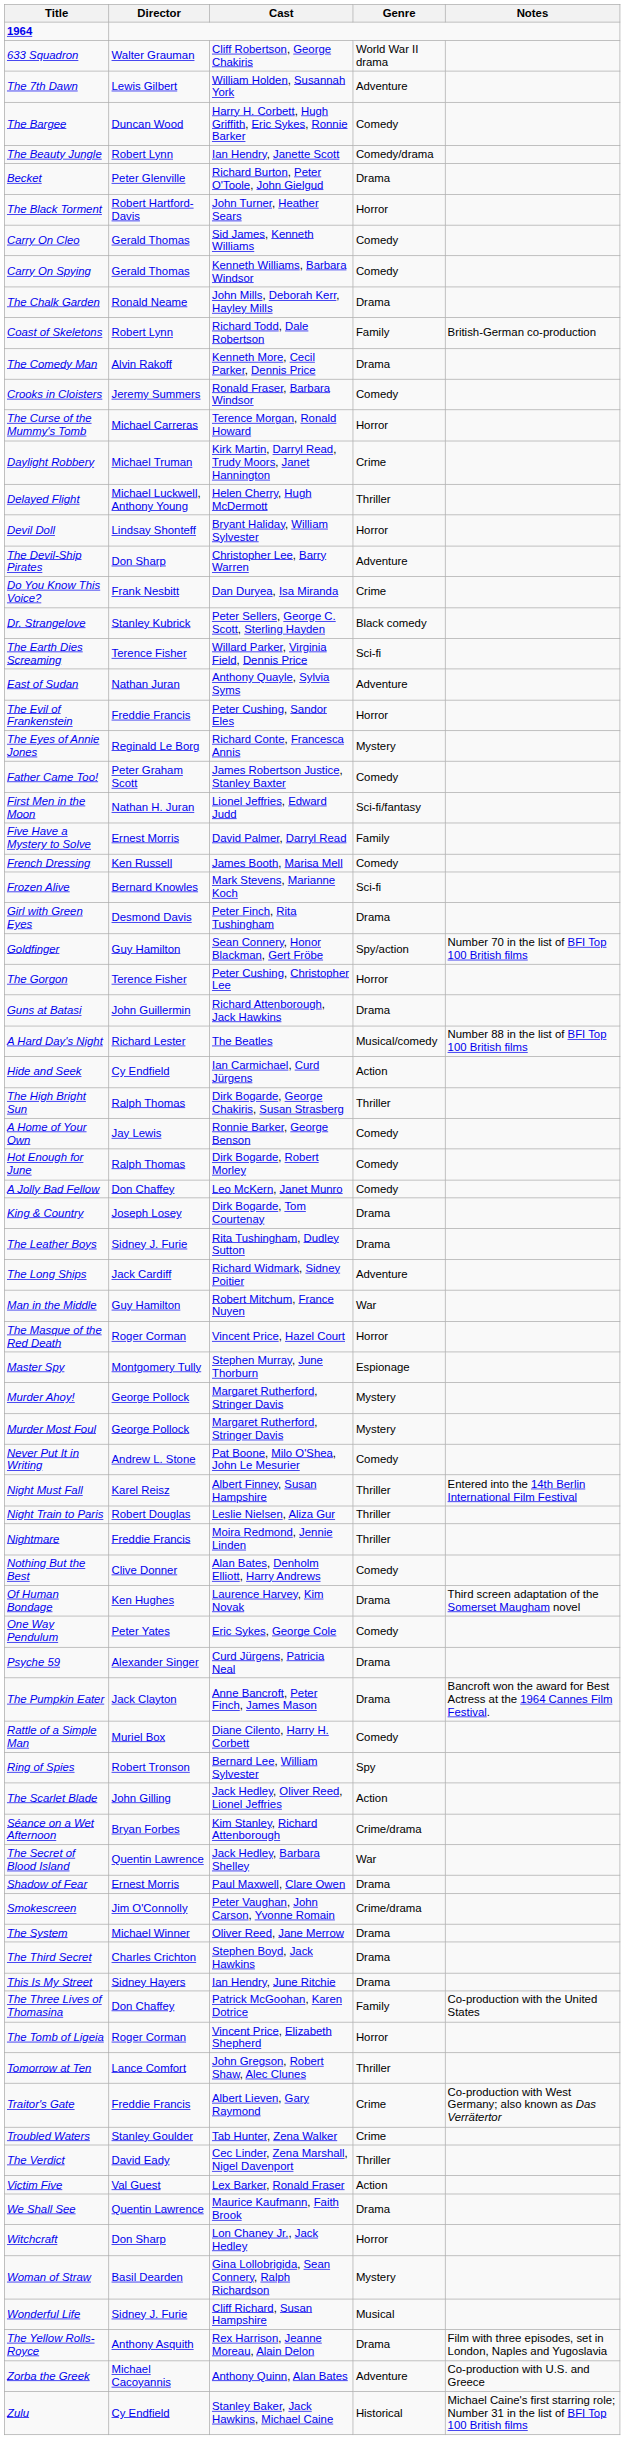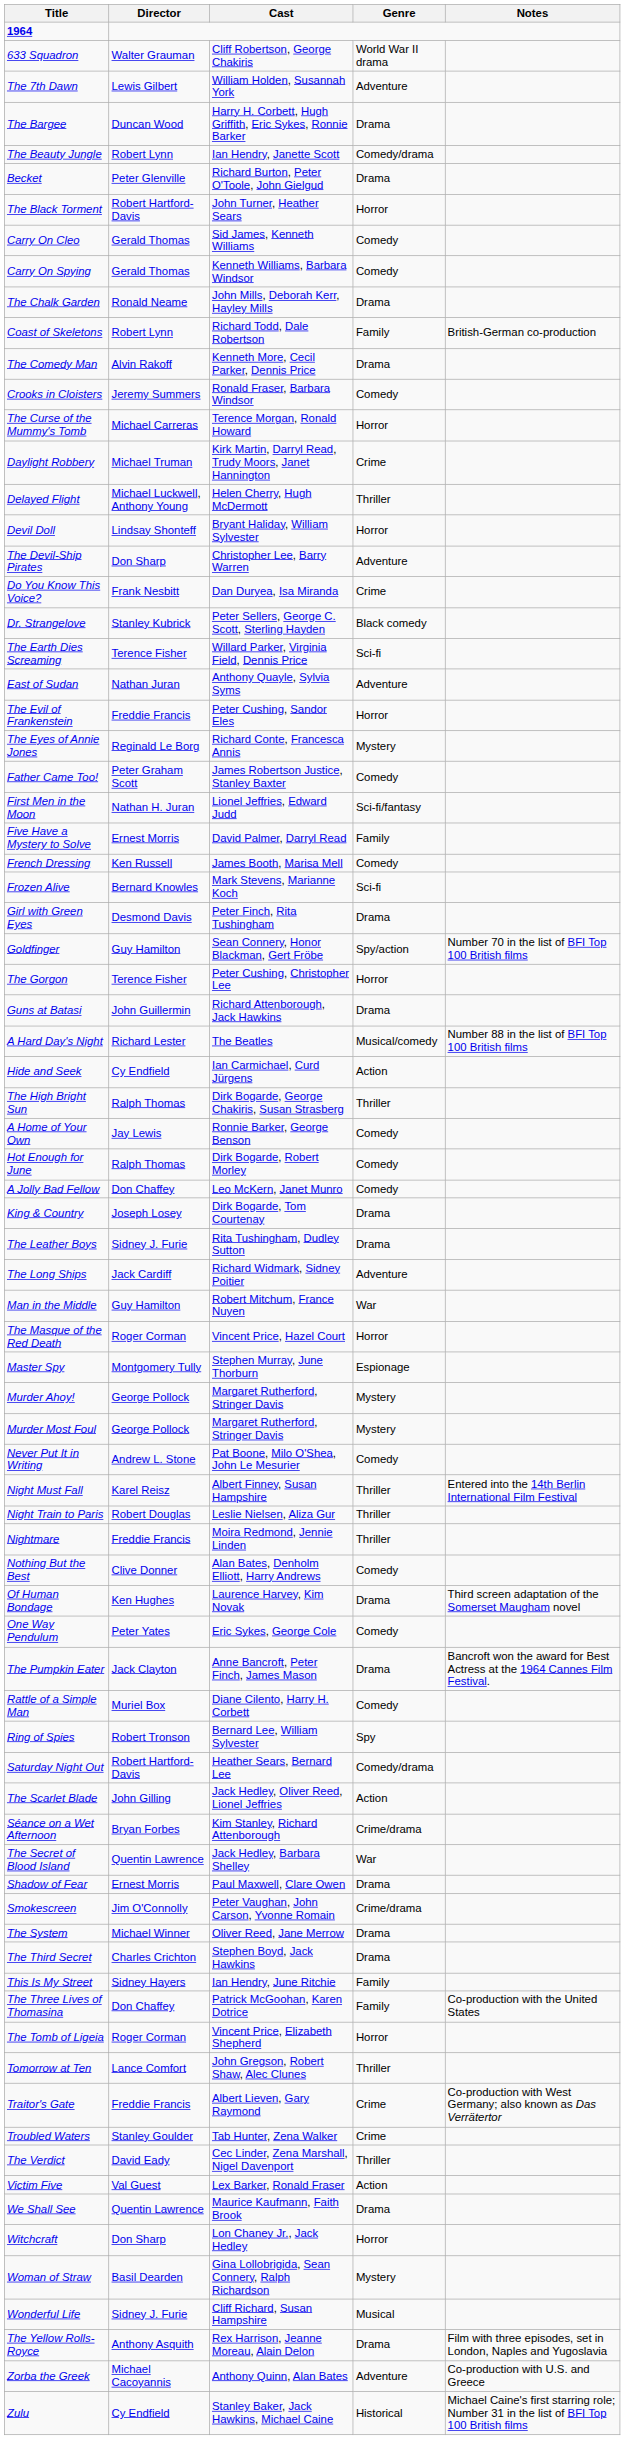(377, 123) Comedy -> (373, 123) Drama
- row: (33, 1662)
+ row: (55, 1767)
(373, 1982) Drama -> (373, 1982) Family
